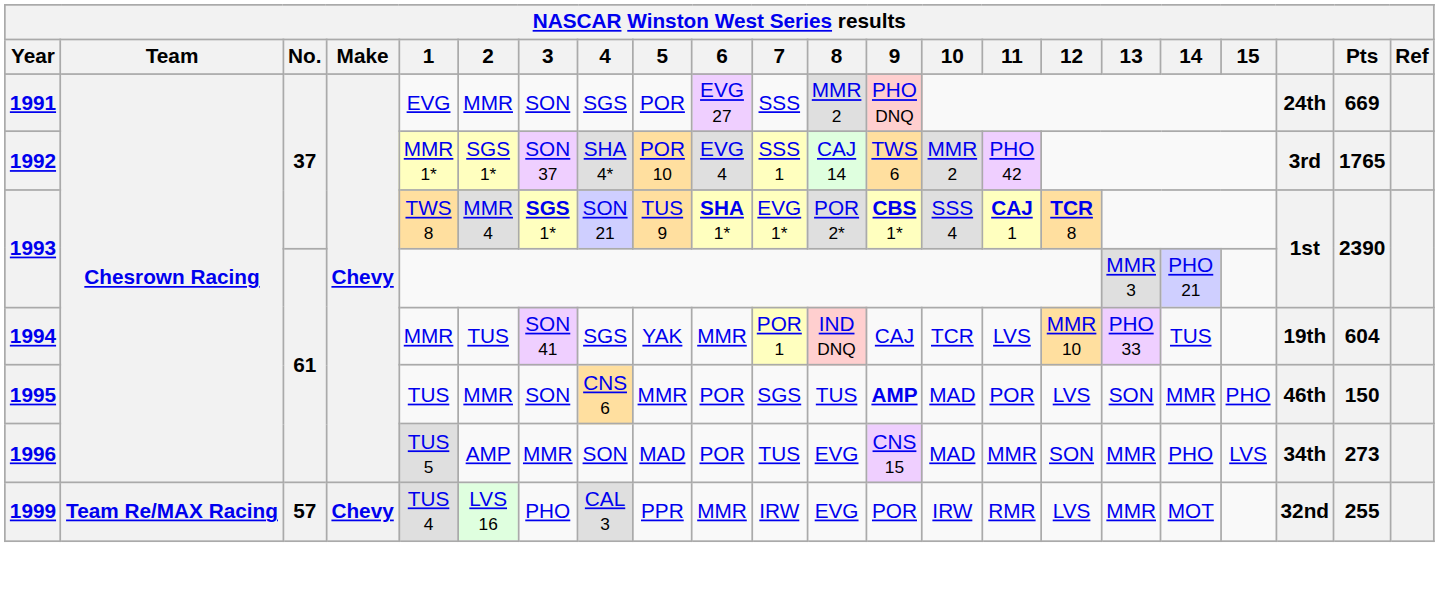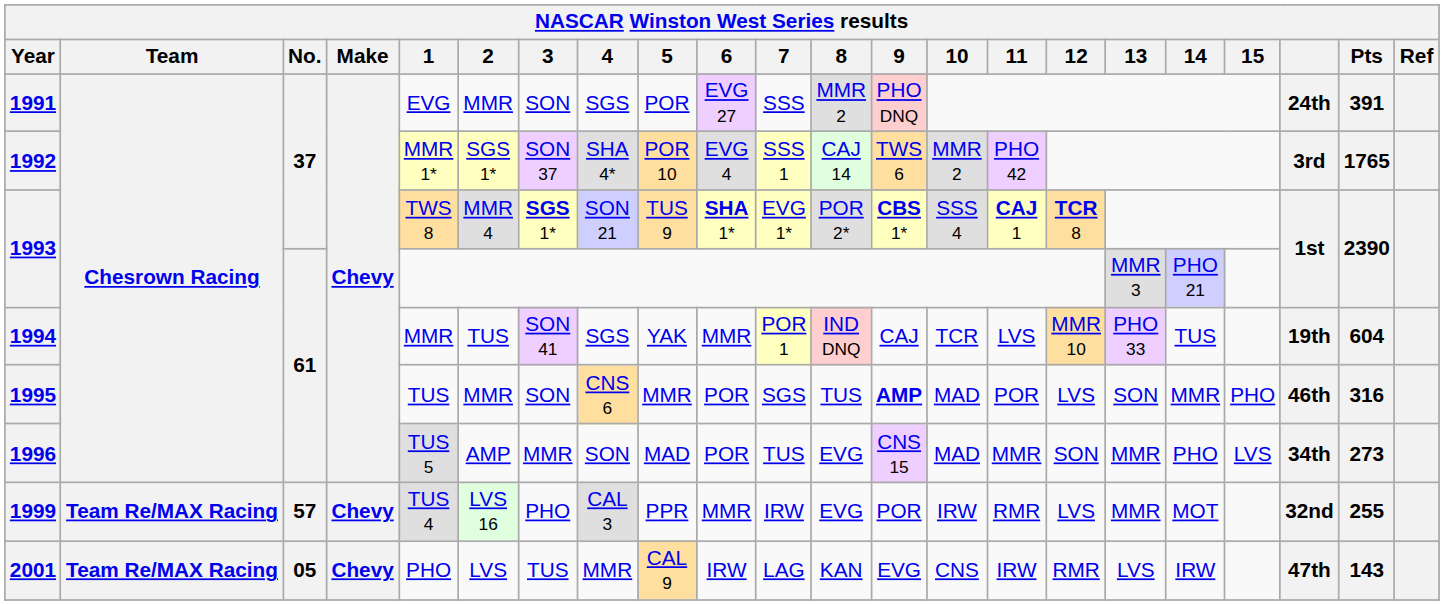(1362, 103) 669 -> (1367, 103) 391
(1362, 395) 150 -> (1367, 395) 316
+ row: (33, 570)
